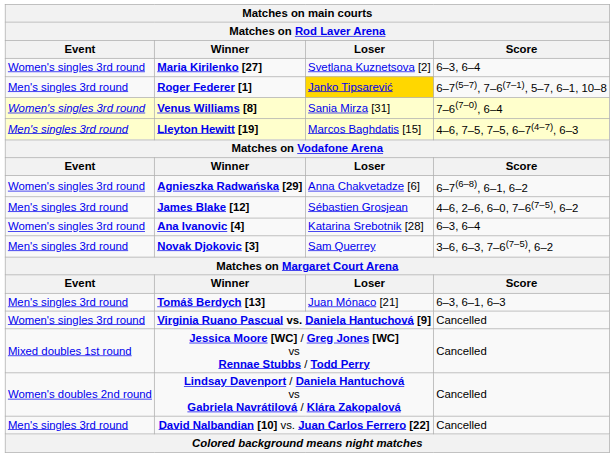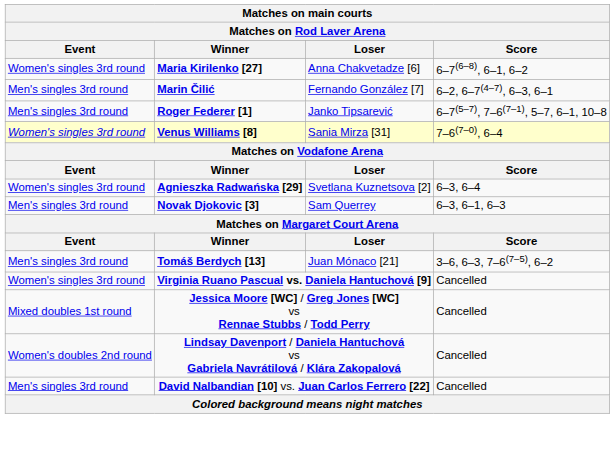(369, 67) Svetlana Kuznetsova [2] -> (364, 69) Anna Chakvetadze [6]
(458, 67) 6–3, 6–4 -> (482, 69) 6–7(6–8), 6–1, 6–2
+ row: (186, 90)
(350, 87) gold background -> (350, 111) no background
- row: (208, 129)
(364, 186) Anna Chakvetadze [6] -> (369, 187) Svetlana Kuznetsova [2]
(482, 186) 6–7(6–8), 6–1, 6–2 -> (458, 187) 6–3, 6–4
- row: (203, 207)
- row: (201, 227)
(495, 246) 3–6, 6–3, 7–6(7–5), 6–2 -> (471, 205) 6–3, 6–1, 6–3
(471, 302) 6–3, 6–1, 6–3 -> (495, 261) 3–6, 6–3, 7–6(7–5), 6–2
